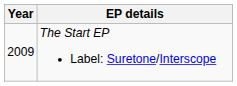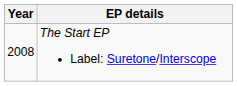(21, 52) 2009 -> (21, 52) 2008
